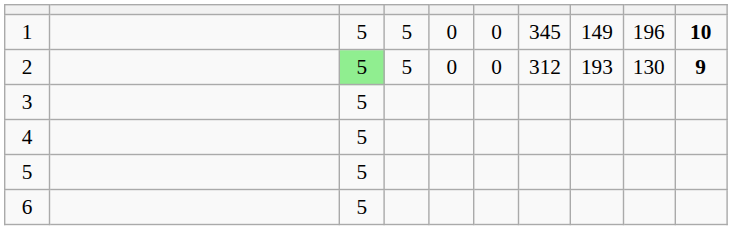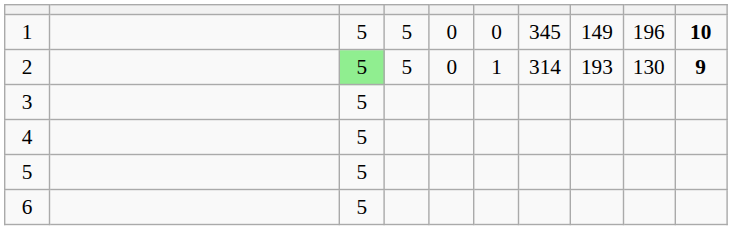(497, 67) 0 -> (497, 67) 1
(545, 67) 312 -> (545, 67) 314
